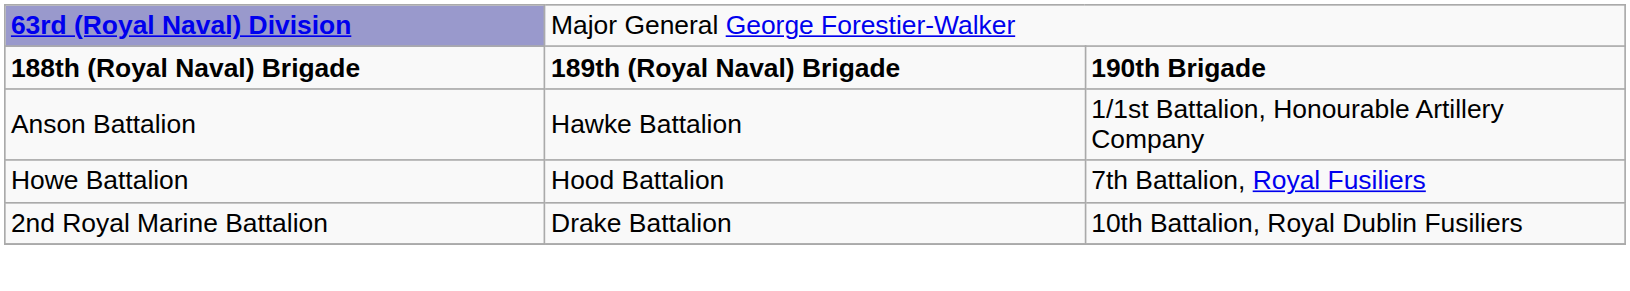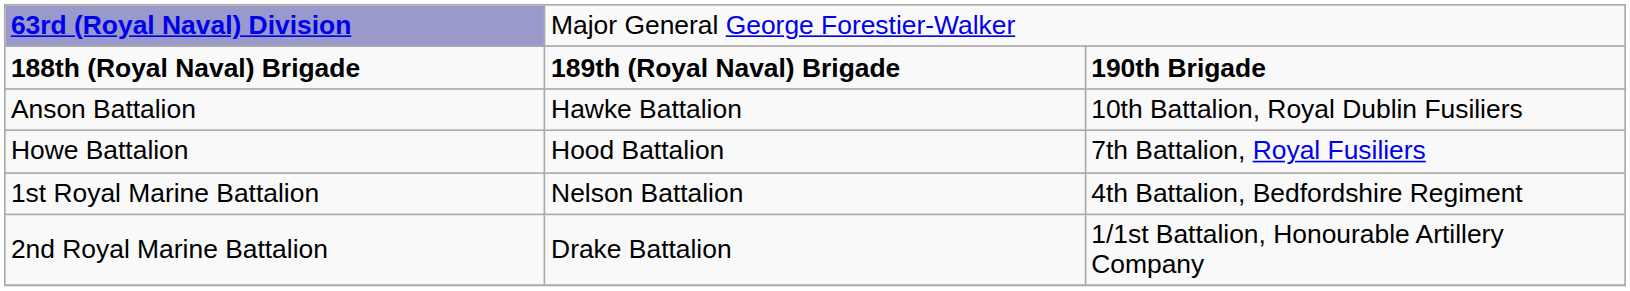(1297, 124) 1/1st Battalion, Honourable Artillery Company -> (1307, 109) 10th Battalion, Royal Dublin Fusiliers
+ row: (165, 192)
(1307, 222) 10th Battalion, Royal Dublin Fusiliers -> (1297, 249) 1/1st Battalion, Honourable Artillery Company
